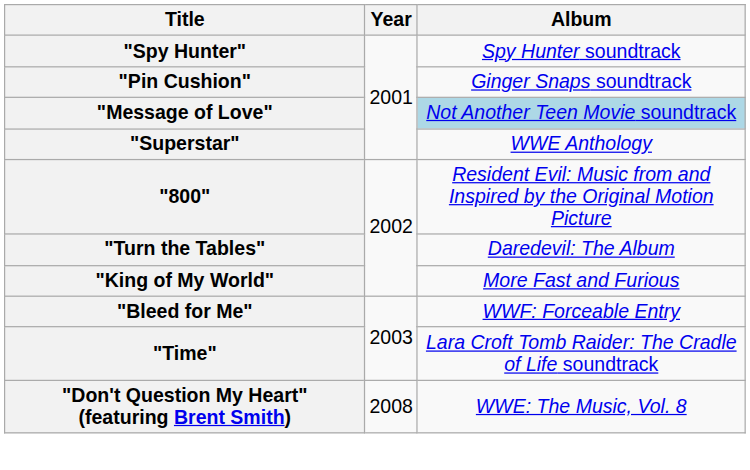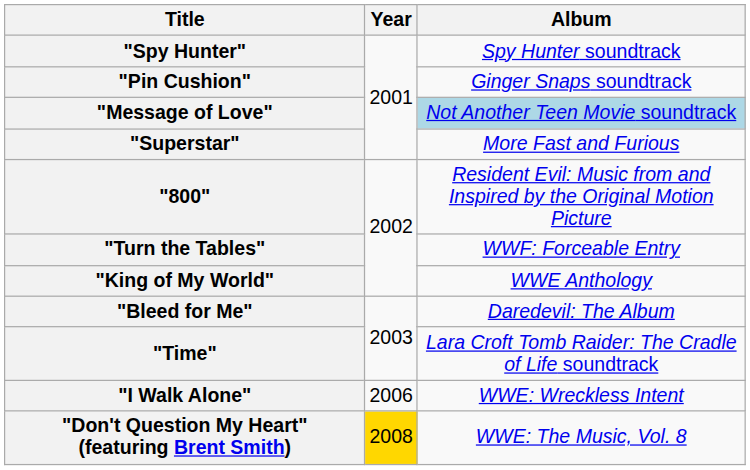(581, 143) WWE Anthology -> (581, 143) More Fast and Furious
(581, 249) Daredevil: The Album -> (581, 249) WWF: Forceable Entry
(581, 280) More Fast and Furious -> (581, 280) WWE Anthology
(581, 311) WWF: Forceable Entry -> (581, 311) Daredevil: The Album
+ row: (185, 395)
(391, 406) no background -> (391, 437) gold background
